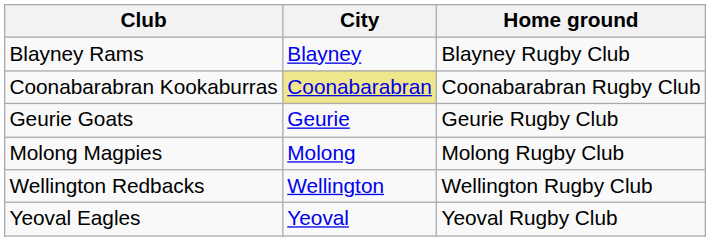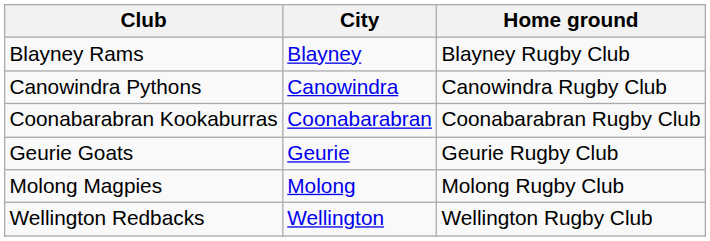+ row: (105, 86)
(360, 86) khaki background -> (360, 119) no background
- row: (75, 218)
